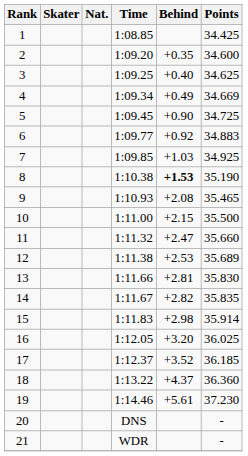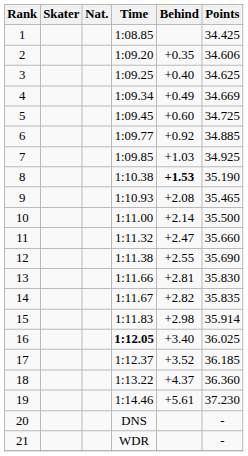(222, 55) 34.600 -> (222, 55) 34.606
(179, 116) +0.90 -> (179, 116) +0.60
(222, 136) 34.883 -> (222, 136) 34.885
(179, 217) +2.15 -> (179, 217) +2.14
(179, 258) +2.53 -> (179, 258) +2.55
(222, 258) 35.689 -> (222, 258) 35.690
(134, 339) normal -> (134, 339) bold
(179, 339) +3.20 -> (179, 339) +3.40
